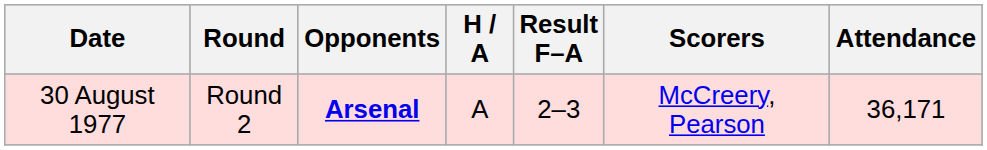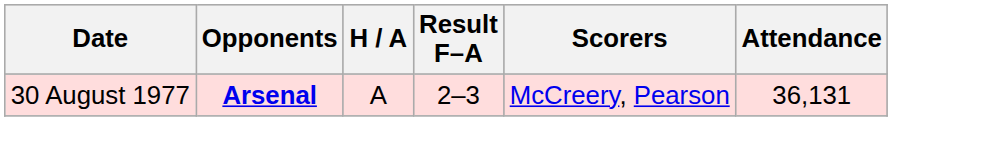- column: (244, 39)
(906, 109) 36,171 -> (812, 94) 36,131
